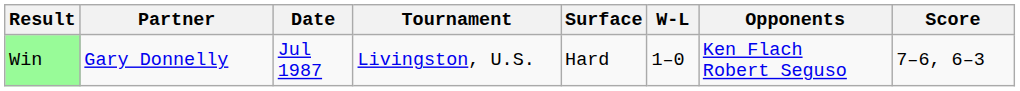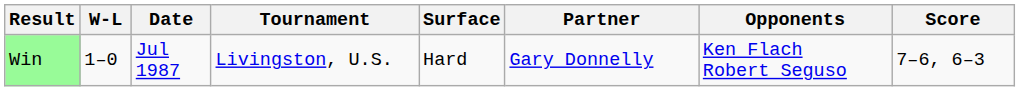columns swapped: (673, 20) <-> (177, 20)
